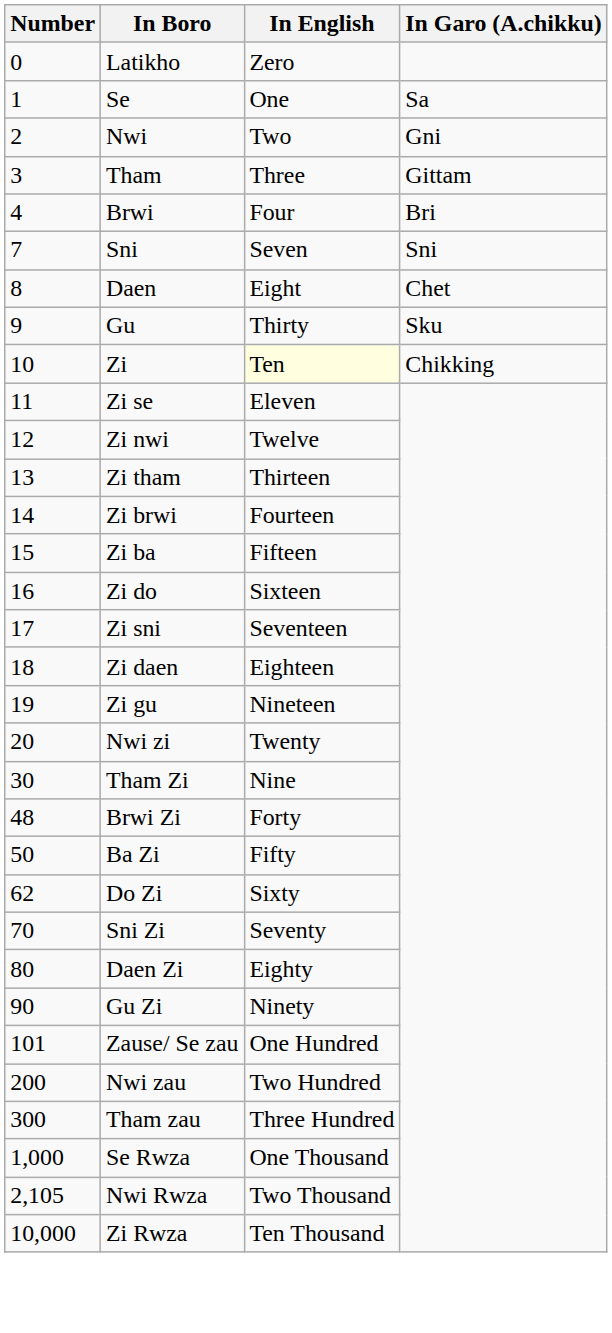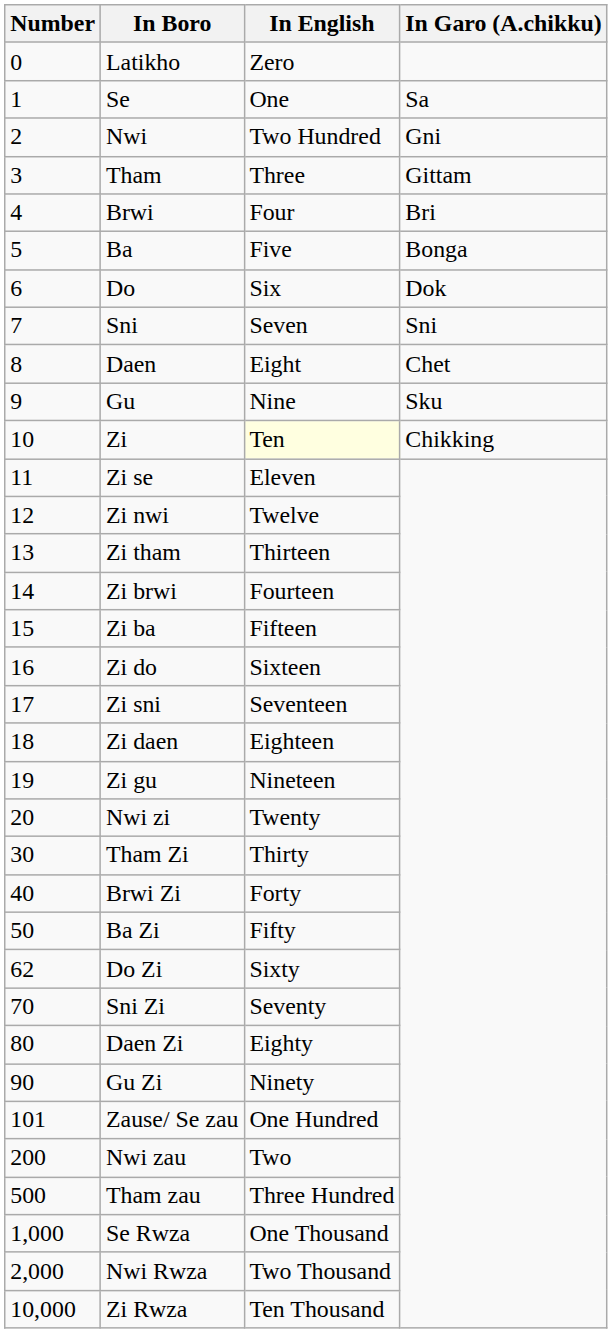(270, 136) Two -> (315, 136) Two Hundred
+ row: (119, 250)
+ row: (121, 288)
(279, 325) Thirty -> (273, 401) Nine
(273, 779) Nine -> (279, 855) Thirty
(22, 817) 48 -> (22, 893) 40
(315, 1082) Two Hundred -> (270, 1157) Two
(28, 1119) 300 -> (28, 1195) 500
(37, 1195) 2,105 -> (37, 1271) 2,000
